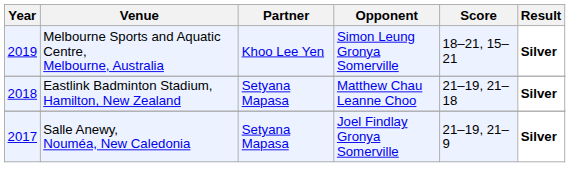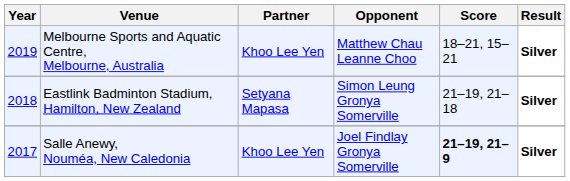(376, 51) Simon Leung Gronya Somerville -> (380, 51) Matthew Chau Leanne Choo
(380, 94) Matthew Chau Leanne Choo -> (376, 101) Simon Leung Gronya Somerville
(266, 137) Setyana Mapasa -> (283, 152) Khoo Lee Yen
(476, 137) normal -> (476, 152) bold
